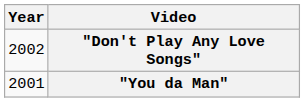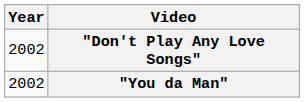(26, 84) 2001 -> (26, 84) 2002
